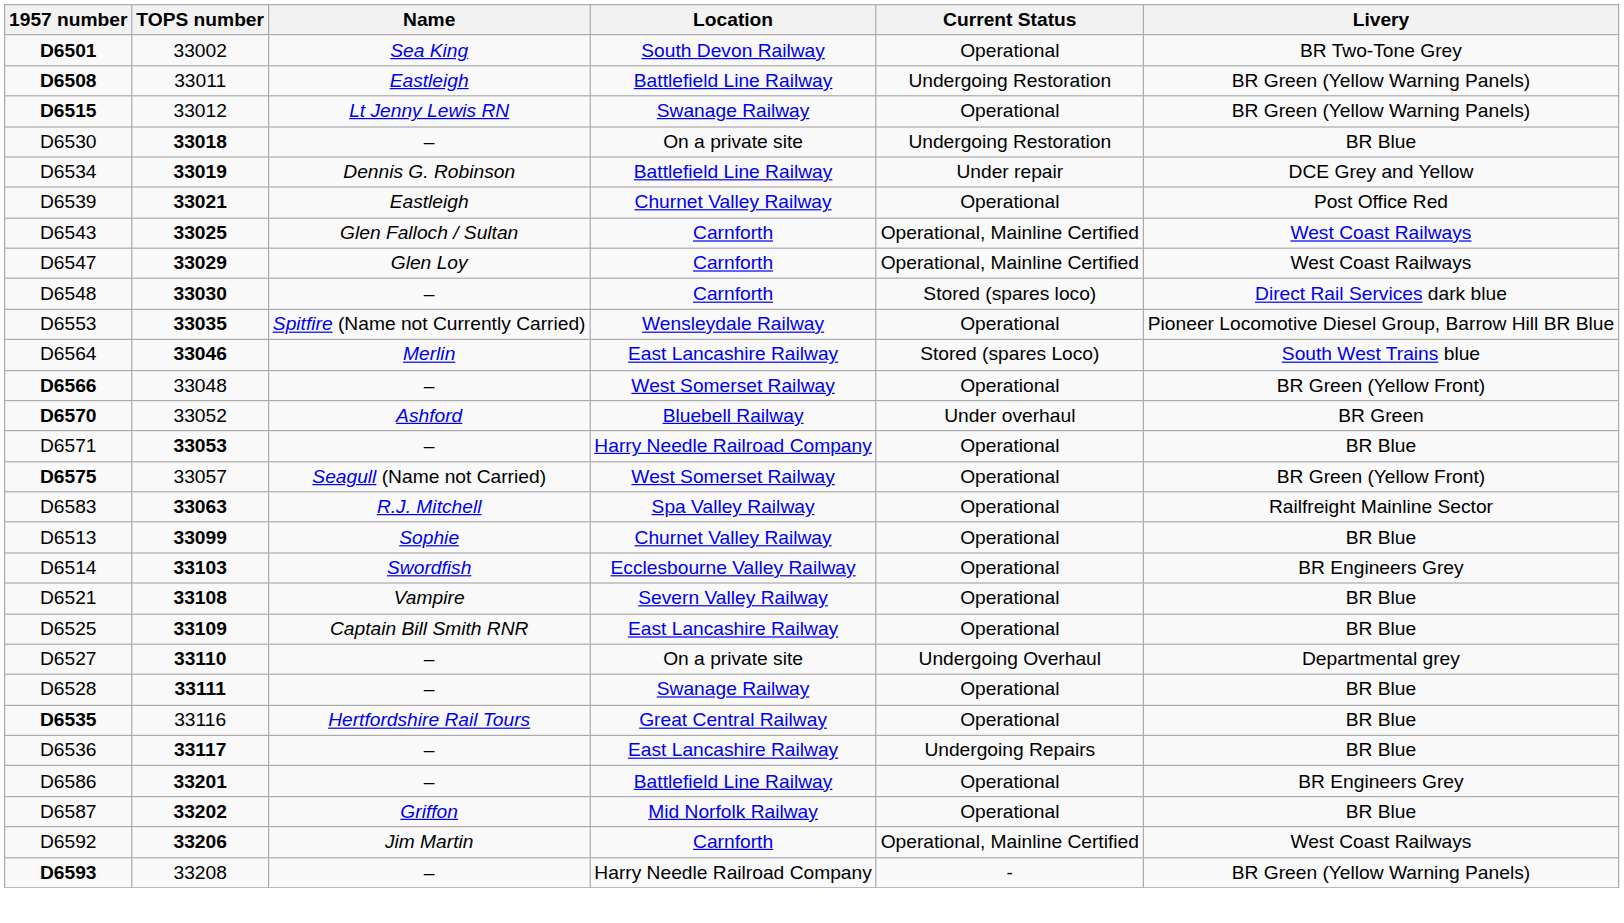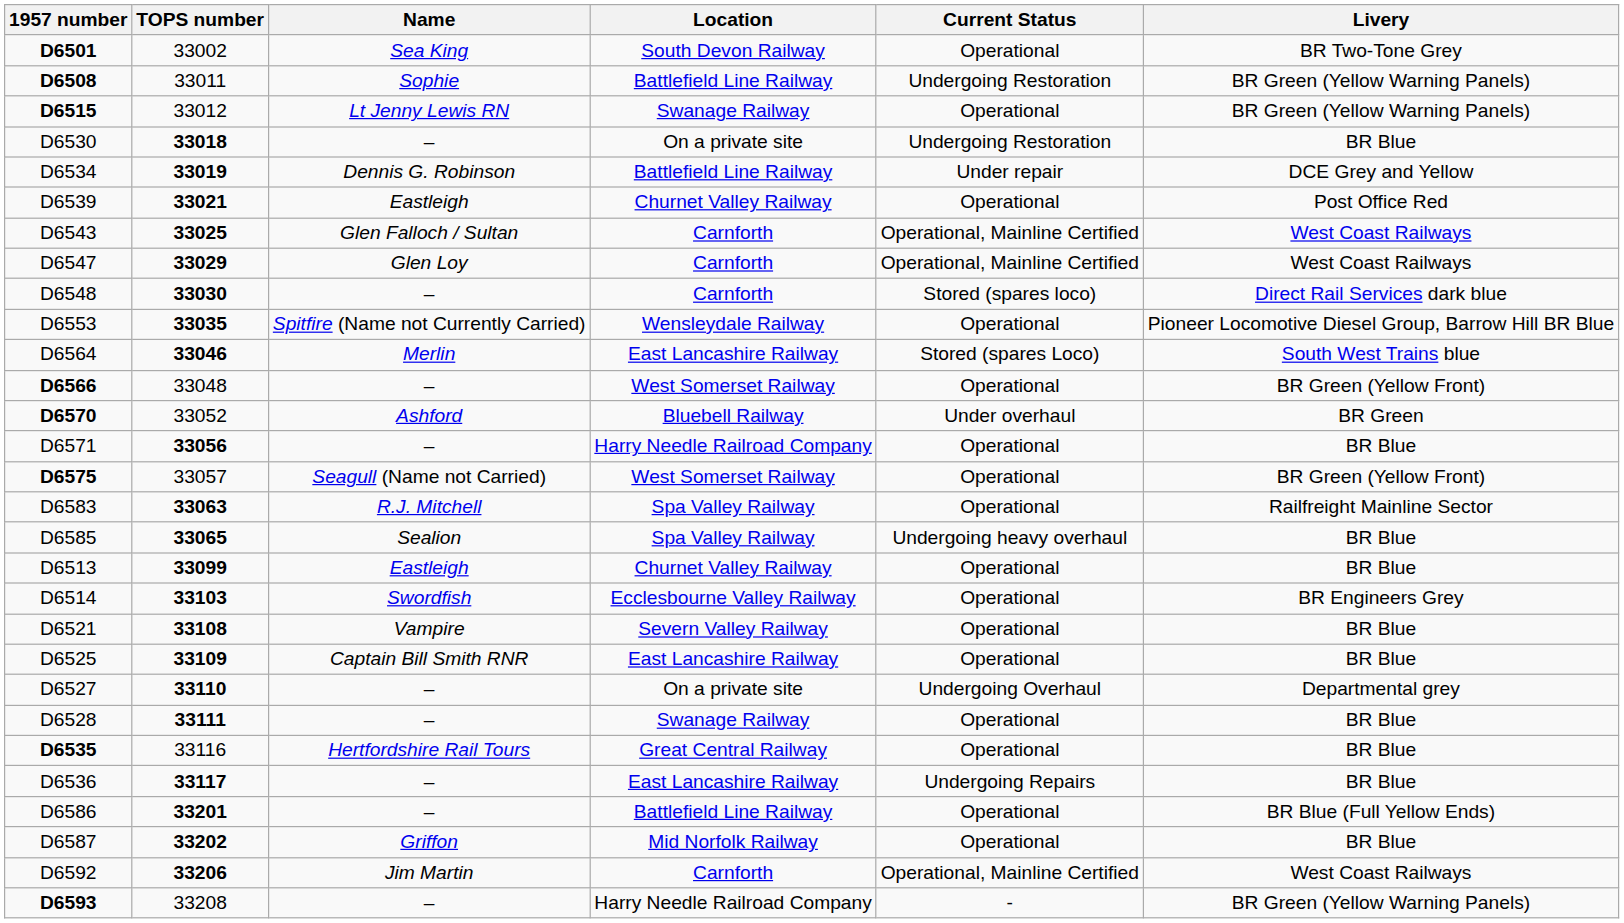(429, 80) Eastleigh -> (429, 80) Sophie
(200, 446) 33053 -> (200, 446) 33056
+ row: (68, 537)
(429, 537) Sophie -> (429, 567) Eastleigh
(1381, 780) BR Engineers Grey -> (1381, 811) BR Blue (Full Yellow Ends)
